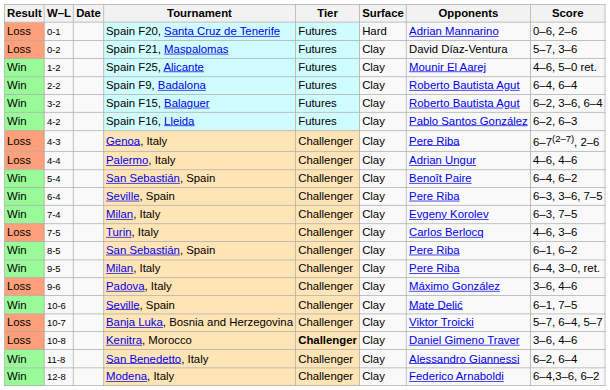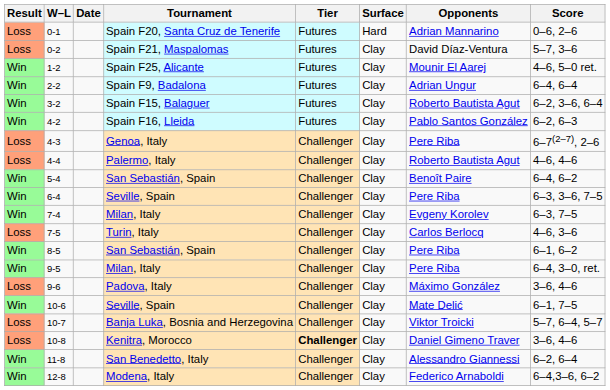(464, 85) Roberto Bautista Agut -> (443, 85) Adrian Ungur
(443, 160) Adrian Ungur -> (464, 160) Roberto Bautista Agut
